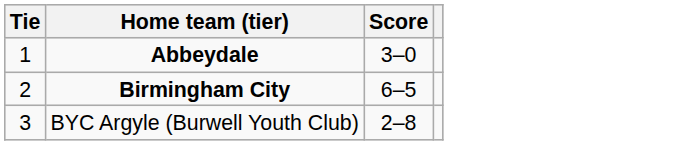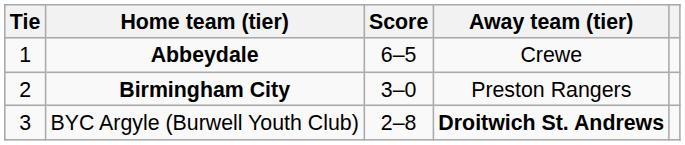+ column: (551, 21)
(399, 55) 3–0 -> (399, 55) 6–5
(399, 89) 6–5 -> (399, 89) 3–0
